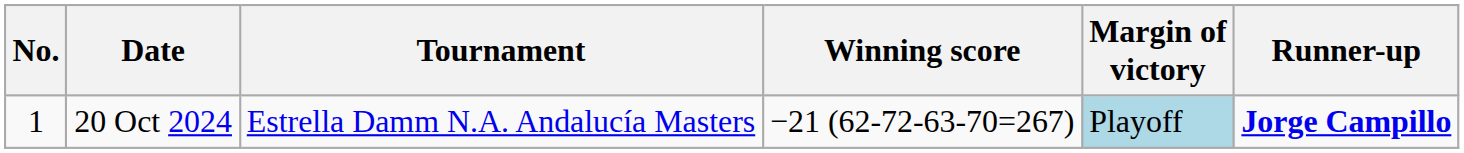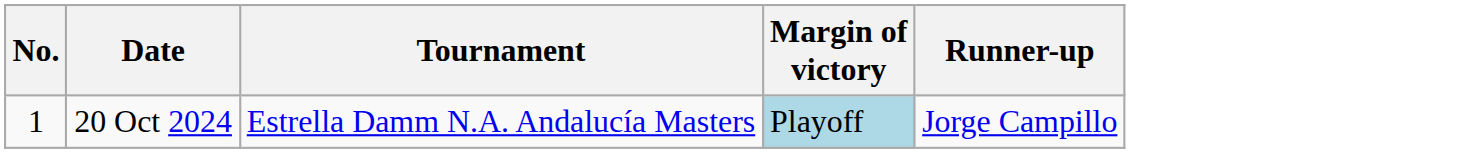- column: (922, 49)
(1346, 121) bold -> (1020, 121) normal
